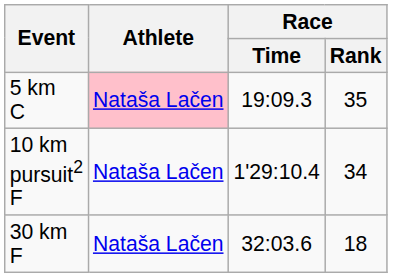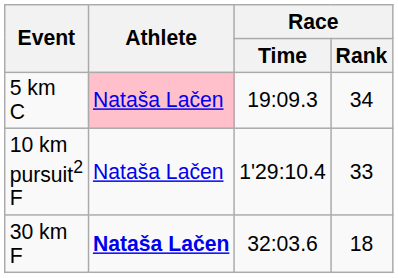(356, 100) 35 -> (361, 100) 34
(356, 172) 34 -> (361, 172) 33
(158, 244) normal -> (161, 244) bold
